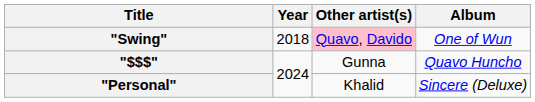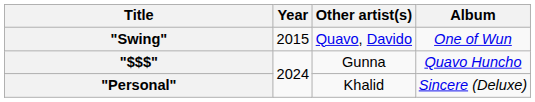(293, 39) 2018 -> (293, 39) 2015
(364, 39) pink background -> (364, 39) no background
